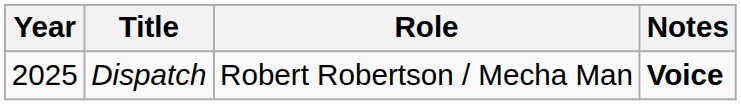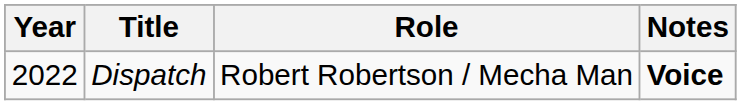(45, 74) 2025 -> (45, 74) 2022
